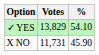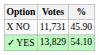rows swapped: (21, 27) <-> (18, 43)
